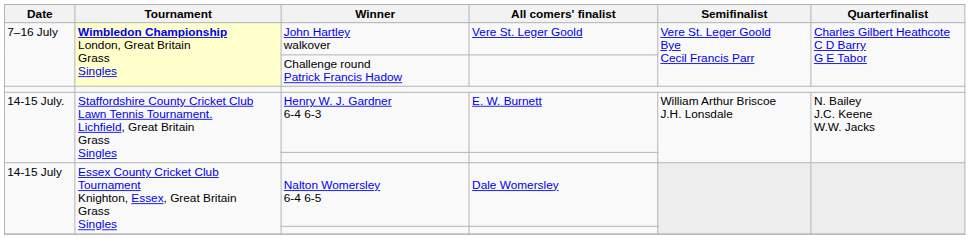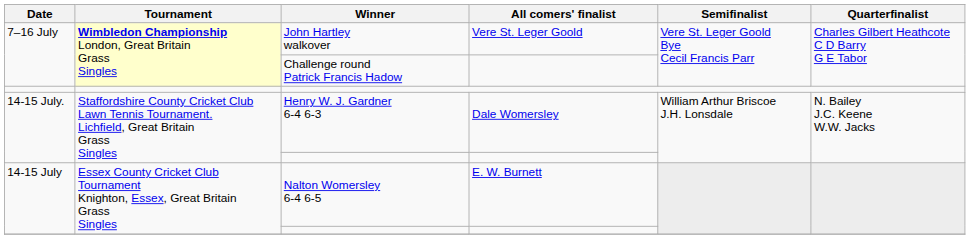(507, 101) E. W. Burnett -> (515, 114) Dale Womersley
(515, 185) Dale Womersley -> (507, 172) E. W. Burnett
